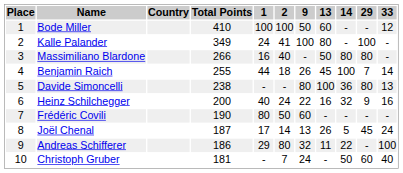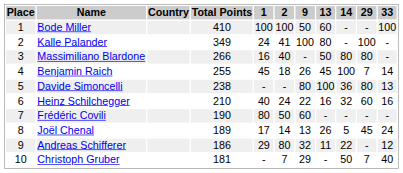(387, 27) 12 -> (387, 27) 100
(264, 71) 44 -> (264, 71) 45
(222, 101) 200 -> (222, 101) 210
(367, 101) 9 -> (367, 101) 60
(222, 130) 187 -> (222, 130) 189
(387, 145) 100 -> (387, 145) 12
(305, 160) 24 -> (305, 160) 29
(367, 160) 60 -> (367, 160) 7
